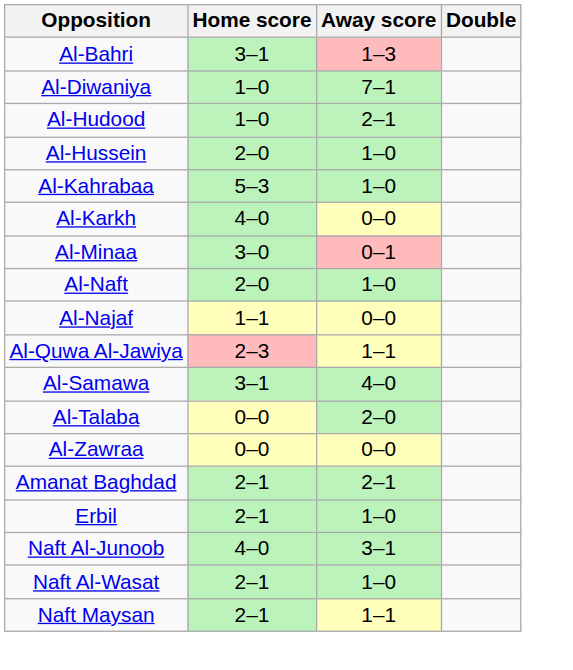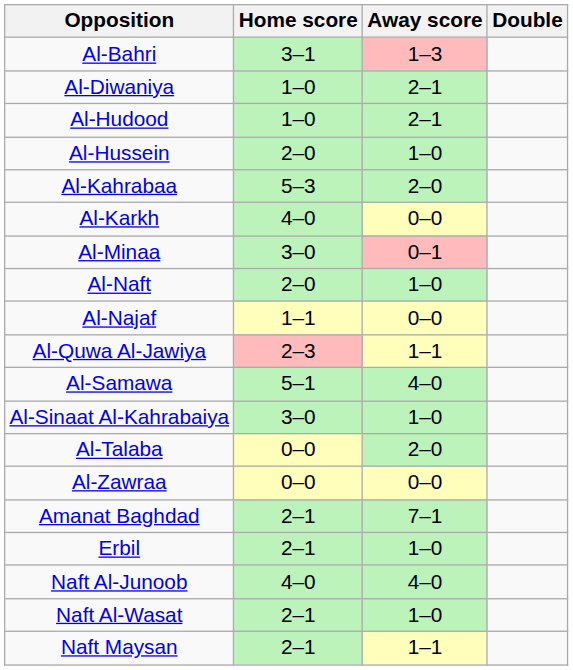(379, 86) 7–1 -> (425, 86) 2–1
(379, 185) 1–0 -> (425, 185) 2–0
(252, 383) 3–1 -> (298, 383) 5–1
+ row: (119, 416)
(379, 482) 2–1 -> (425, 515) 7–1
(379, 548) 3–1 -> (425, 581) 4–0
